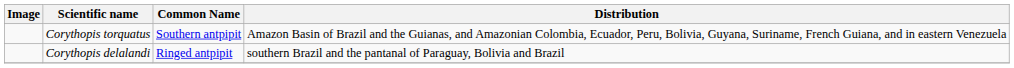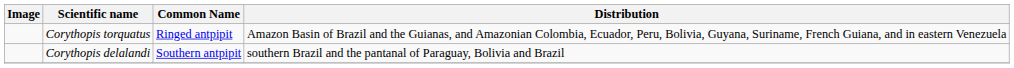(199, 33) Southern antpipit -> (194, 33) Ringed antpipit
(194, 53) Ringed antpipit -> (199, 53) Southern antpipit
